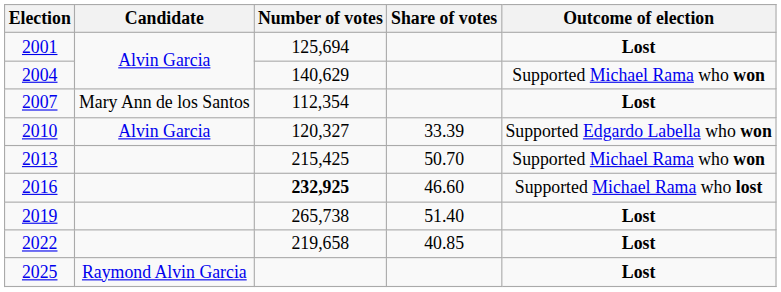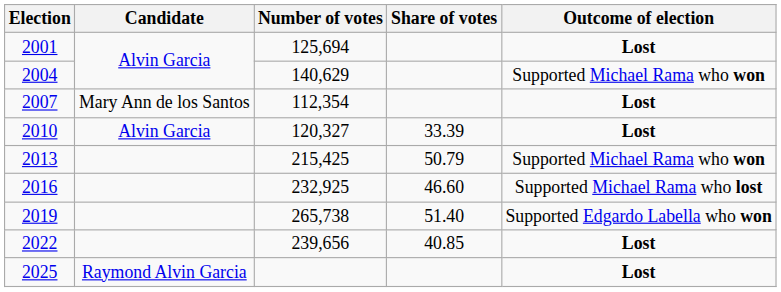(639, 131) Supported Edgardo Labella who won -> (639, 131) Lost
(444, 159) 50.70 -> (444, 159) 50.79
(320, 187) bold -> (320, 187) normal
(639, 215) Lost -> (639, 215) Supported Edgardo Labella who won
(320, 243) 219,658 -> (320, 243) 239,656
